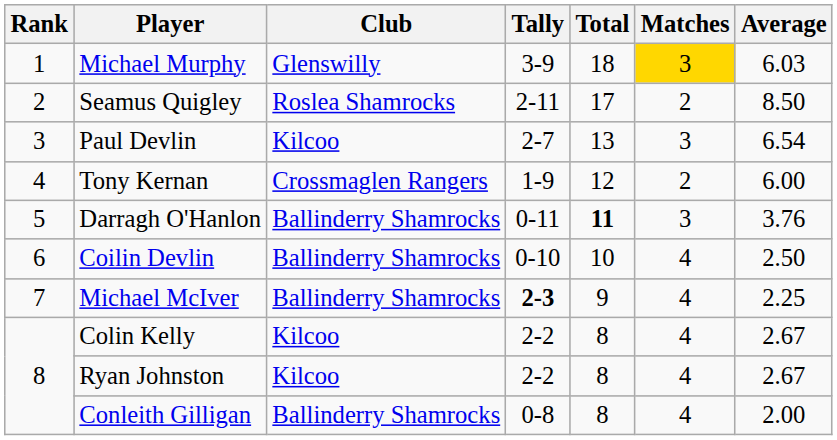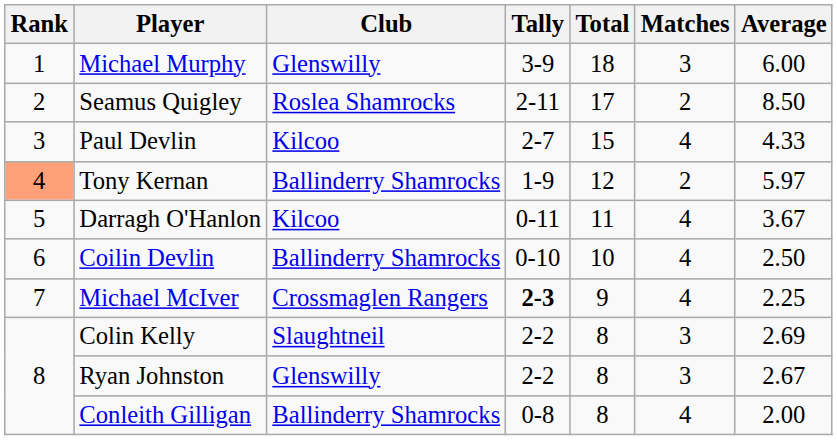(685, 63) gold background -> (685, 63) no background
(784, 63) 6.03 -> (784, 63) 6.00
(602, 141) 13 -> (602, 141) 15
(685, 141) 3 -> (685, 141) 4
(784, 141) 6.54 -> (784, 141) 4.33
(39, 180) no background -> (39, 180) lightsalmon background
(380, 180) Crossmaglen Rangers -> (386, 180) Ballinderry Shamrocks
(784, 180) 6.00 -> (784, 180) 5.97
(386, 219) Ballinderry Shamrocks -> (306, 219) Kilcoo
(602, 219) bold -> (602, 219) normal
(685, 219) 3 -> (685, 219) 4
(784, 219) 3.76 -> (784, 219) 3.67
(386, 297) Ballinderry Shamrocks -> (380, 297) Crossmaglen Rangers
(306, 336) Kilcoo -> (328, 336) Slaughtneil
(685, 336) 4 -> (685, 336) 3
(784, 336) 2.67 -> (784, 336) 2.69
(306, 375) Kilcoo -> (326, 375) Glenswilly
(685, 375) 4 -> (685, 375) 3
